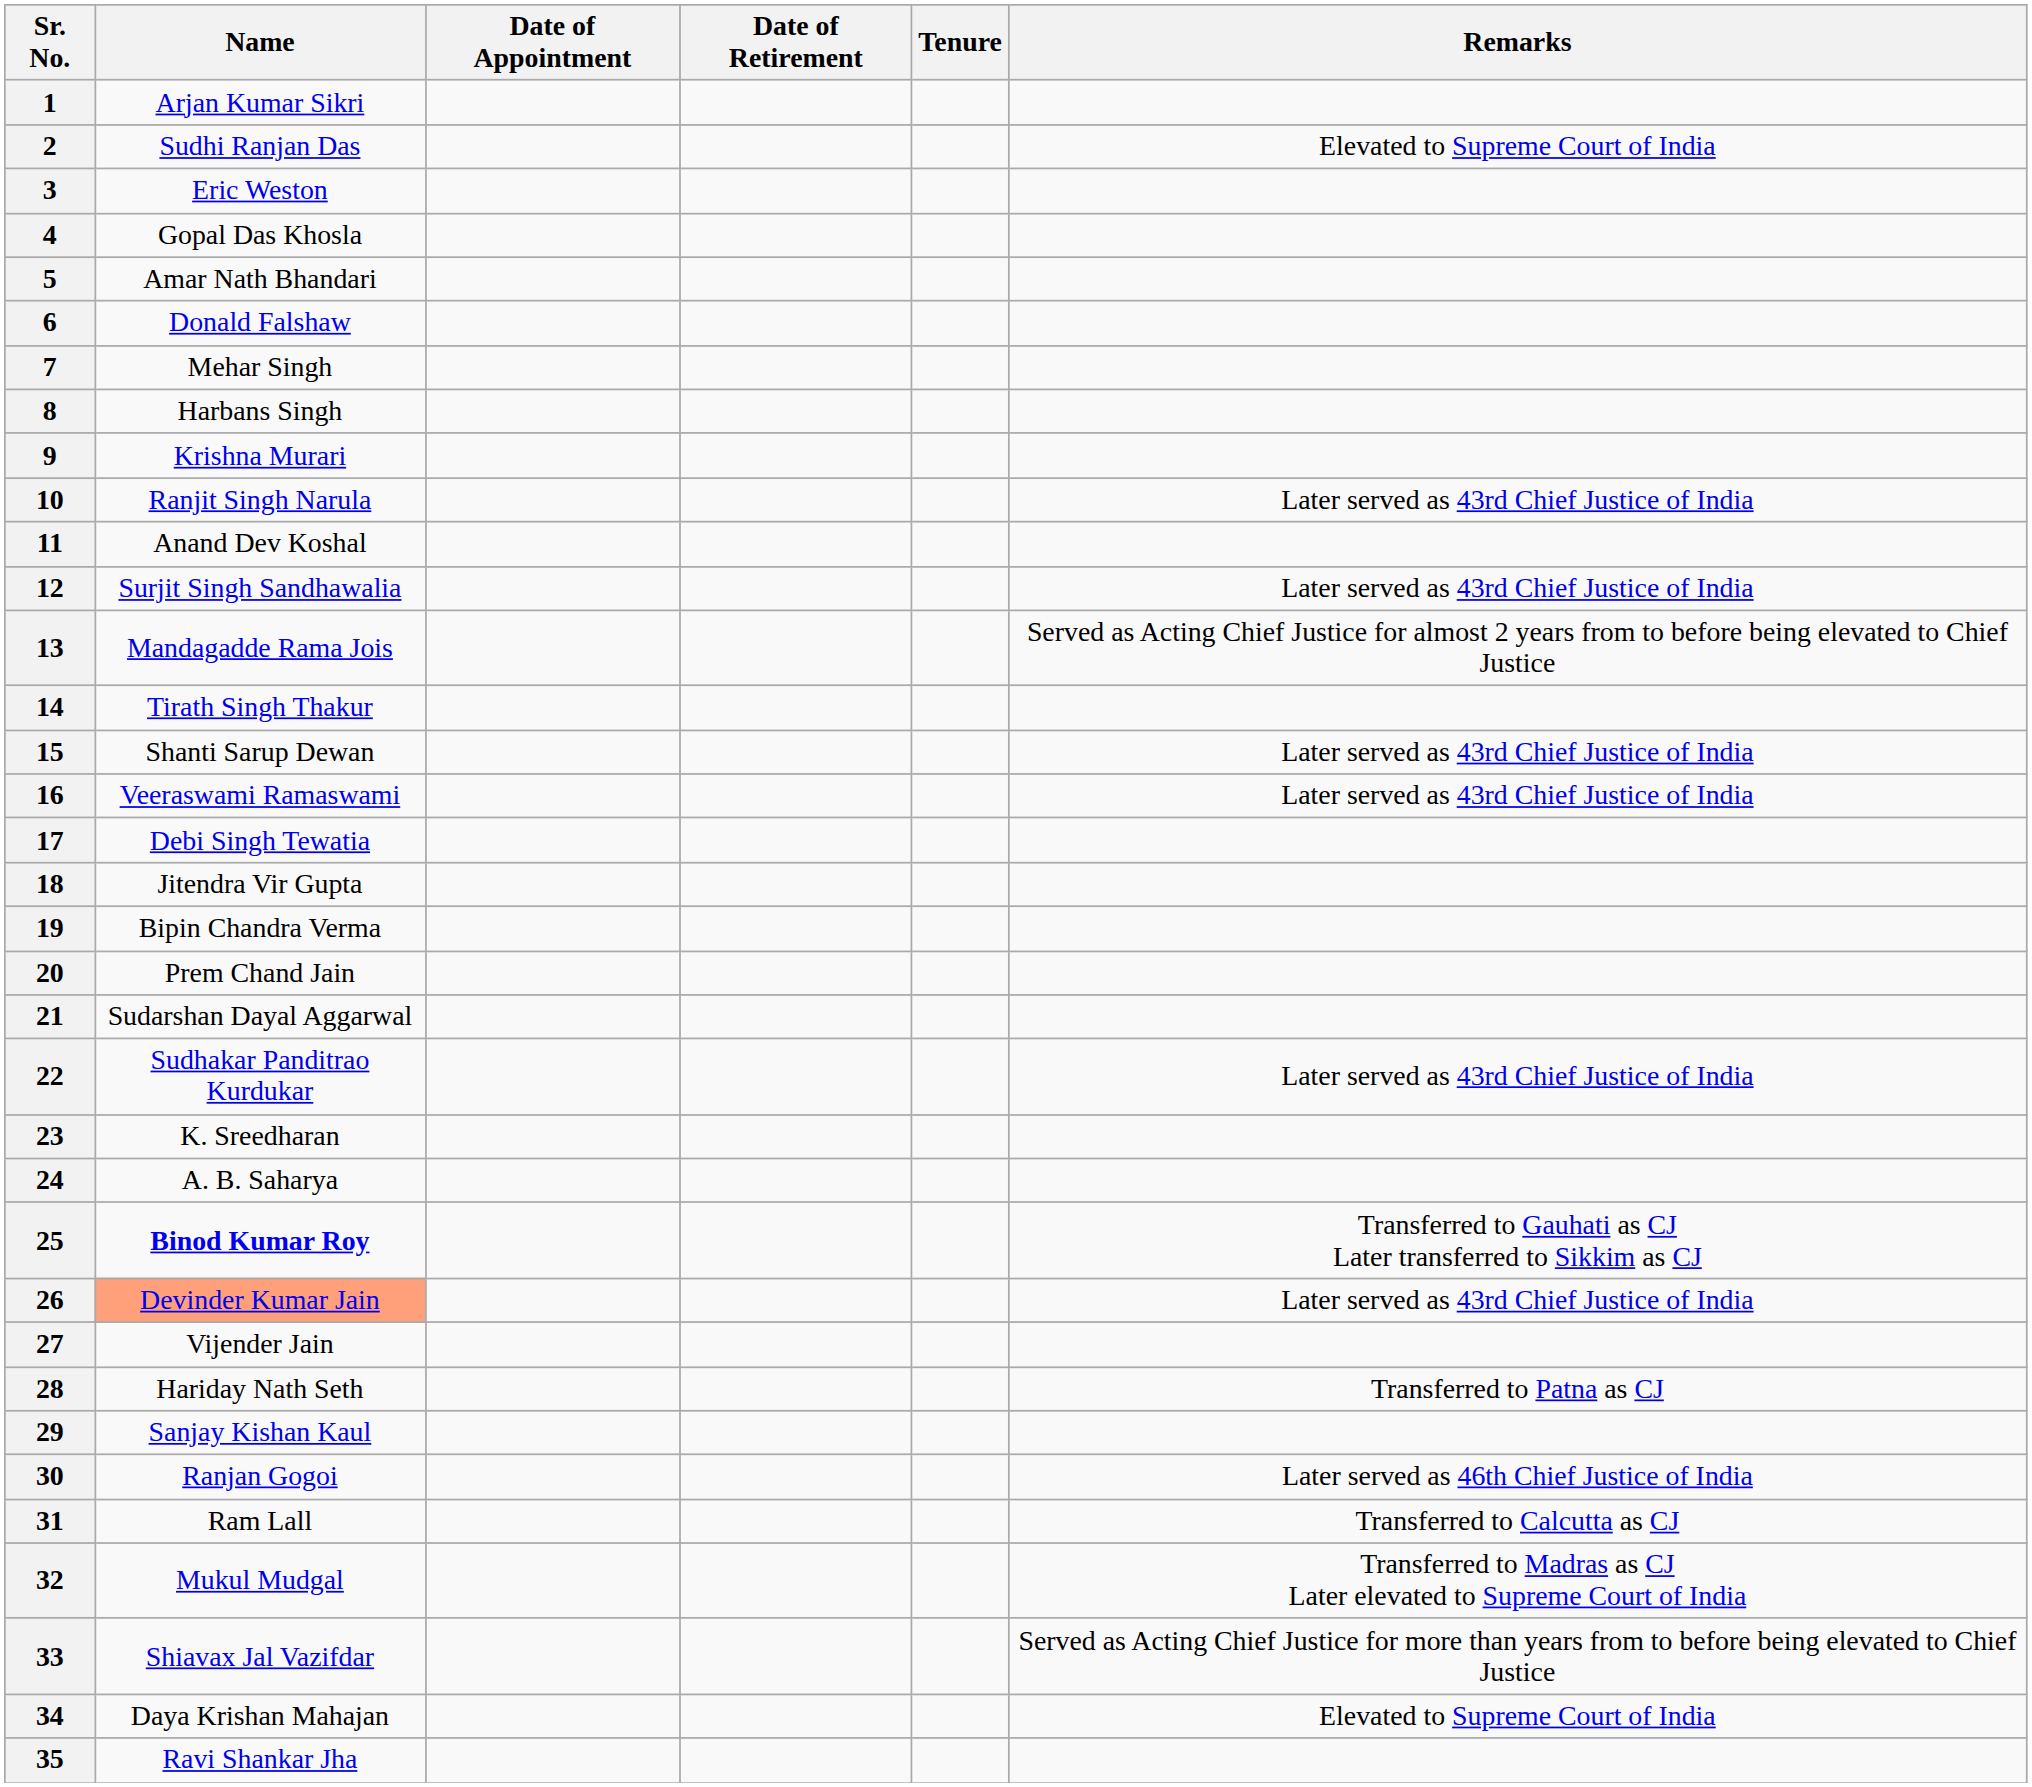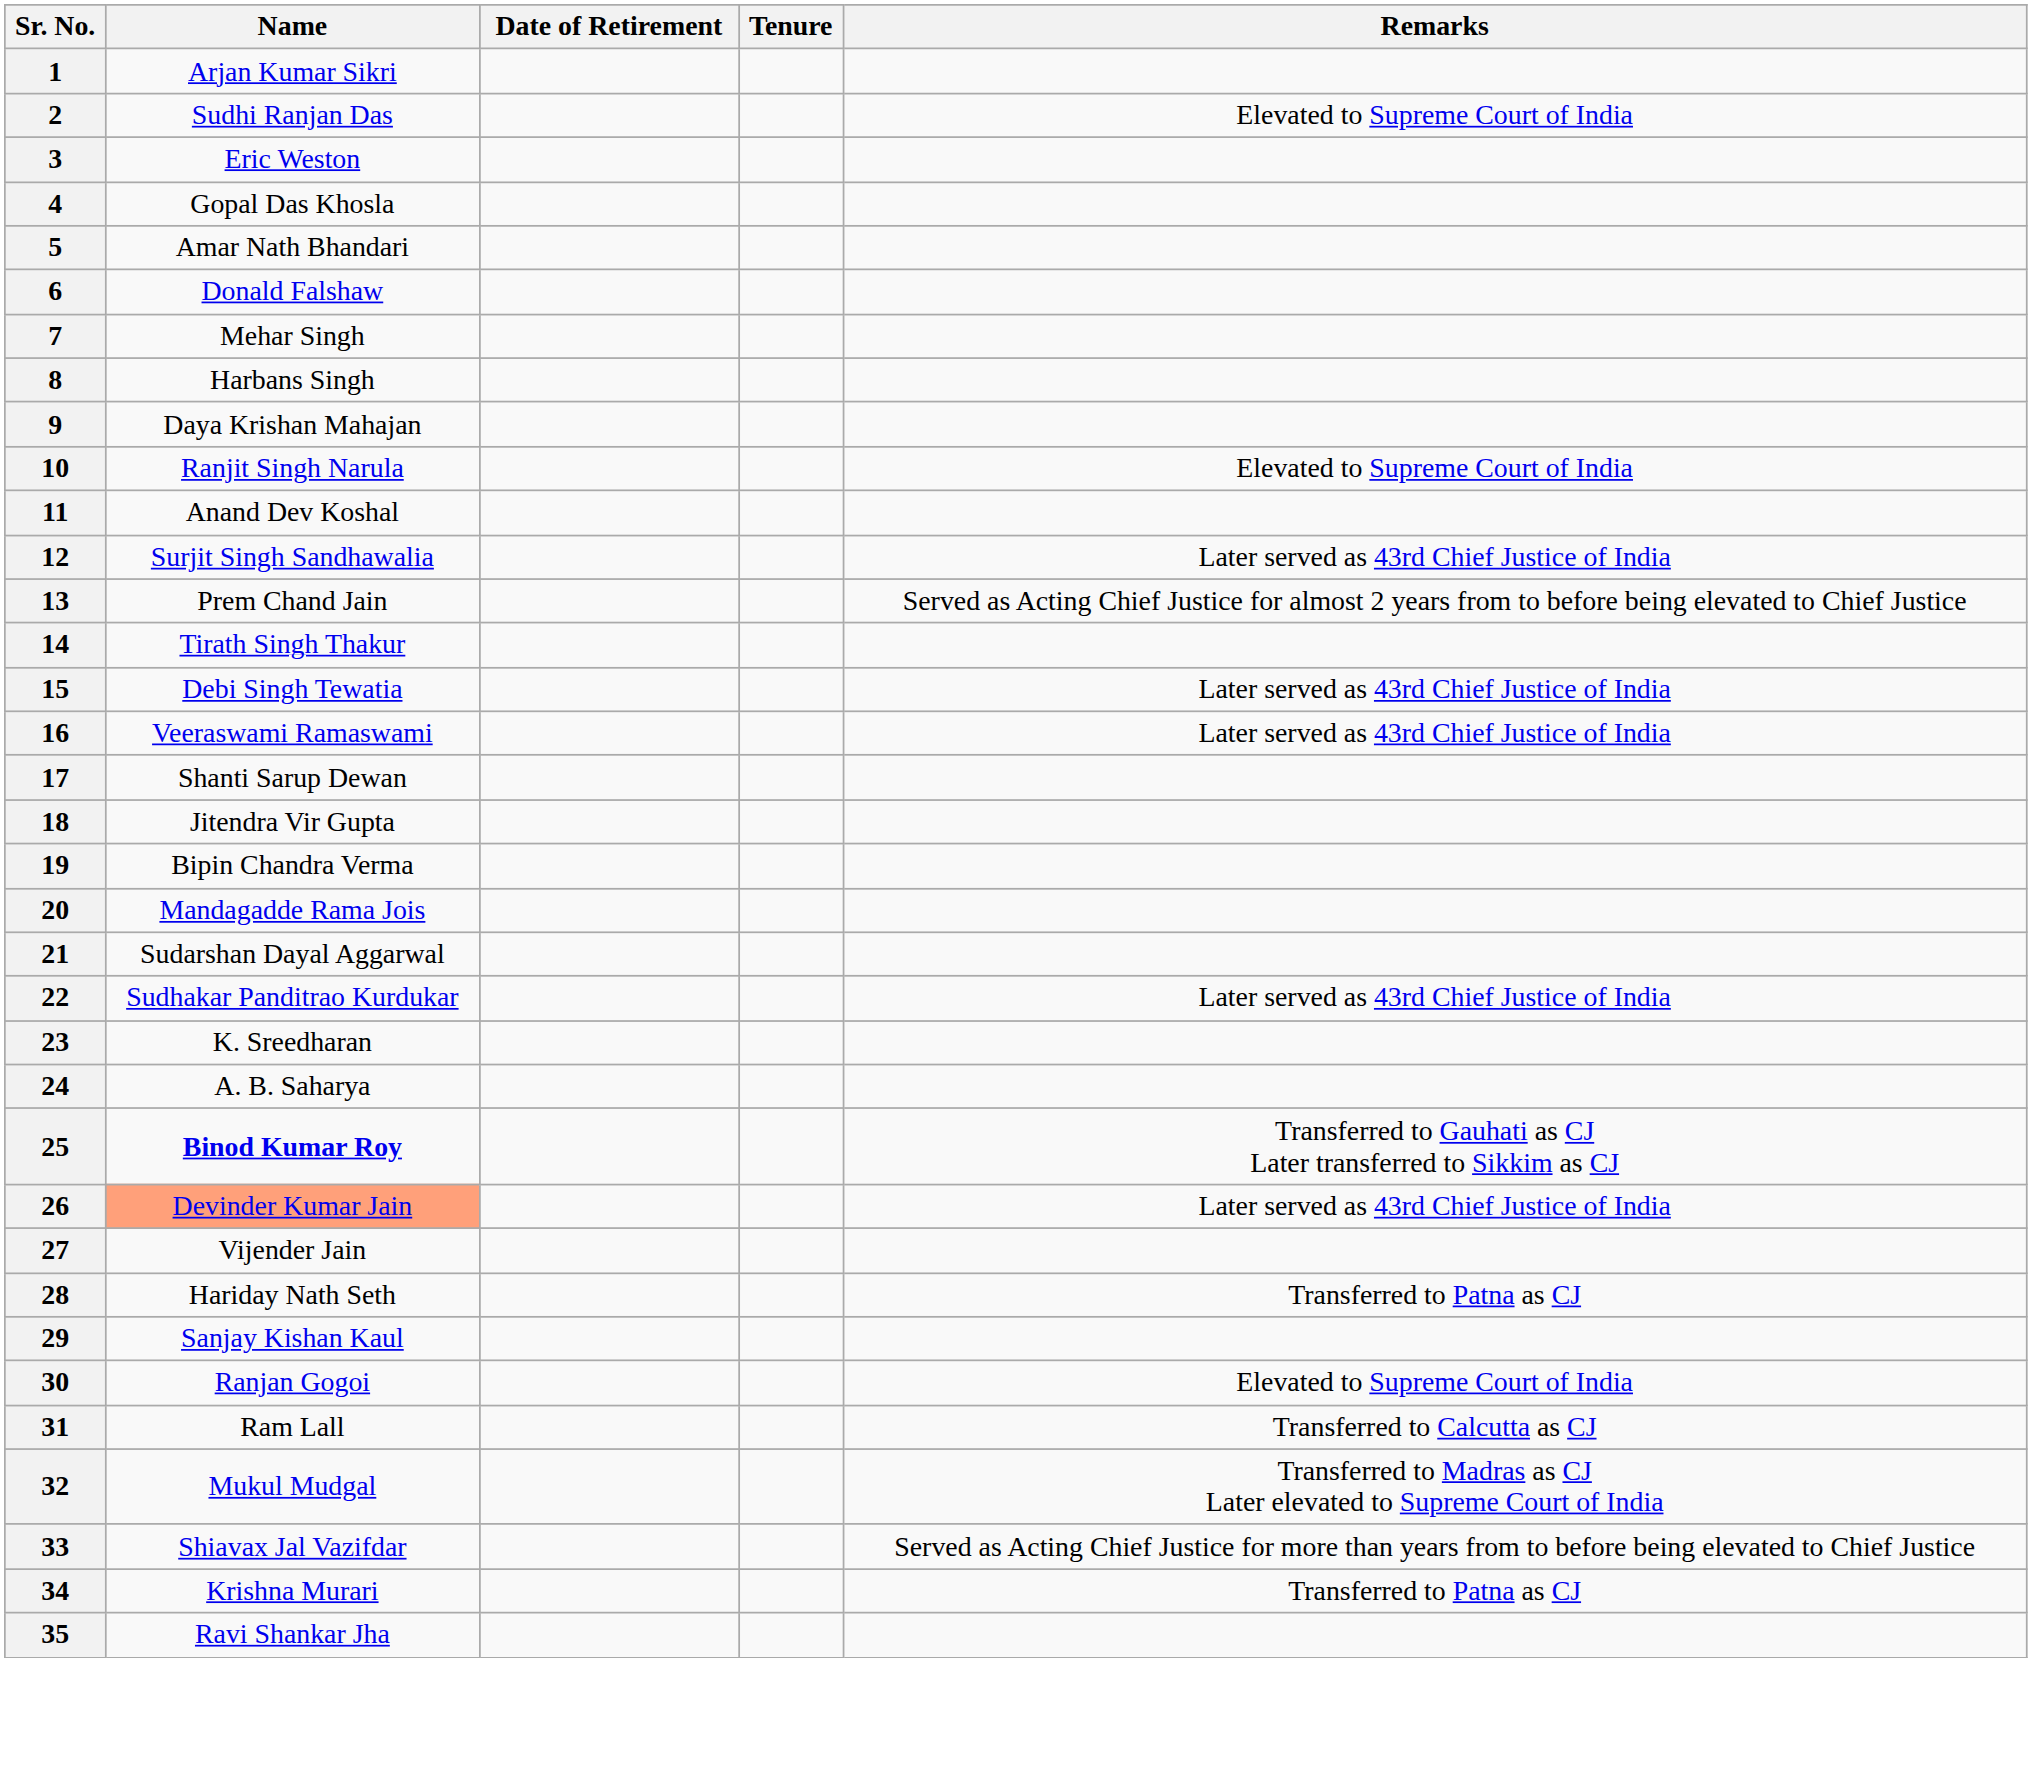- column: (552, 42)
(260, 455) Krishna Murari -> (292, 423) Daya Krishan Mahajan
(1517, 499) Later served as 43rd Chief Justice of India -> (1435, 468) Elevated to Supreme Court of India
(260, 647) Mandagadde Rama Jois -> (292, 600) Prem Chand Jain
(260, 751) Shanti Sarup Dewan -> (292, 688) Debi Singh Tewatia
(260, 839) Debi Singh Tewatia -> (292, 777) Shanti Sarup Dewan
(260, 972) Prem Chand Jain -> (292, 909) Mandagadde Rama Jois
(1517, 1476) Later served as 46th Chief Justice of India -> (1435, 1382) Elevated to Supreme Court of India
(260, 1715) Daya Krishan Mahajan -> (292, 1590) Krishna Murari
(1517, 1715) Elevated to Supreme Court of India -> (1435, 1590) Transferred to Patna as CJ
